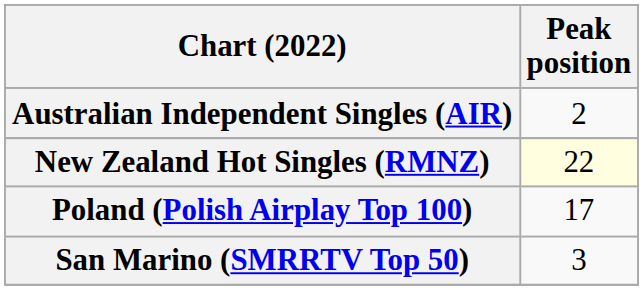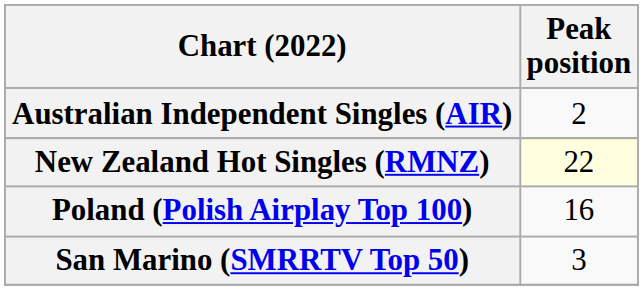(579, 210) 17 -> (579, 210) 16
